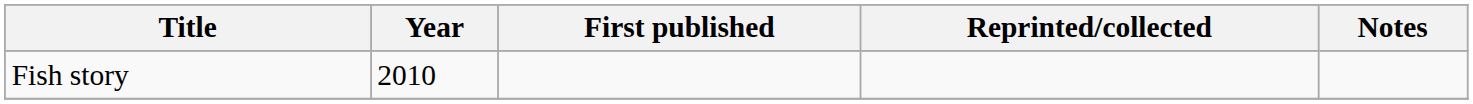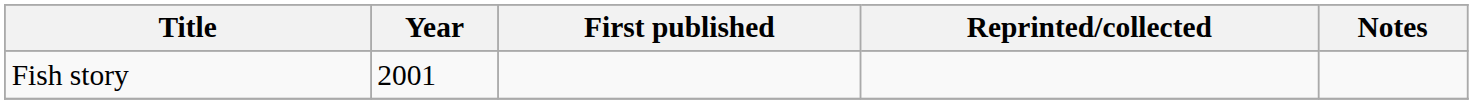(407, 74) 2010 -> (407, 74) 2001
